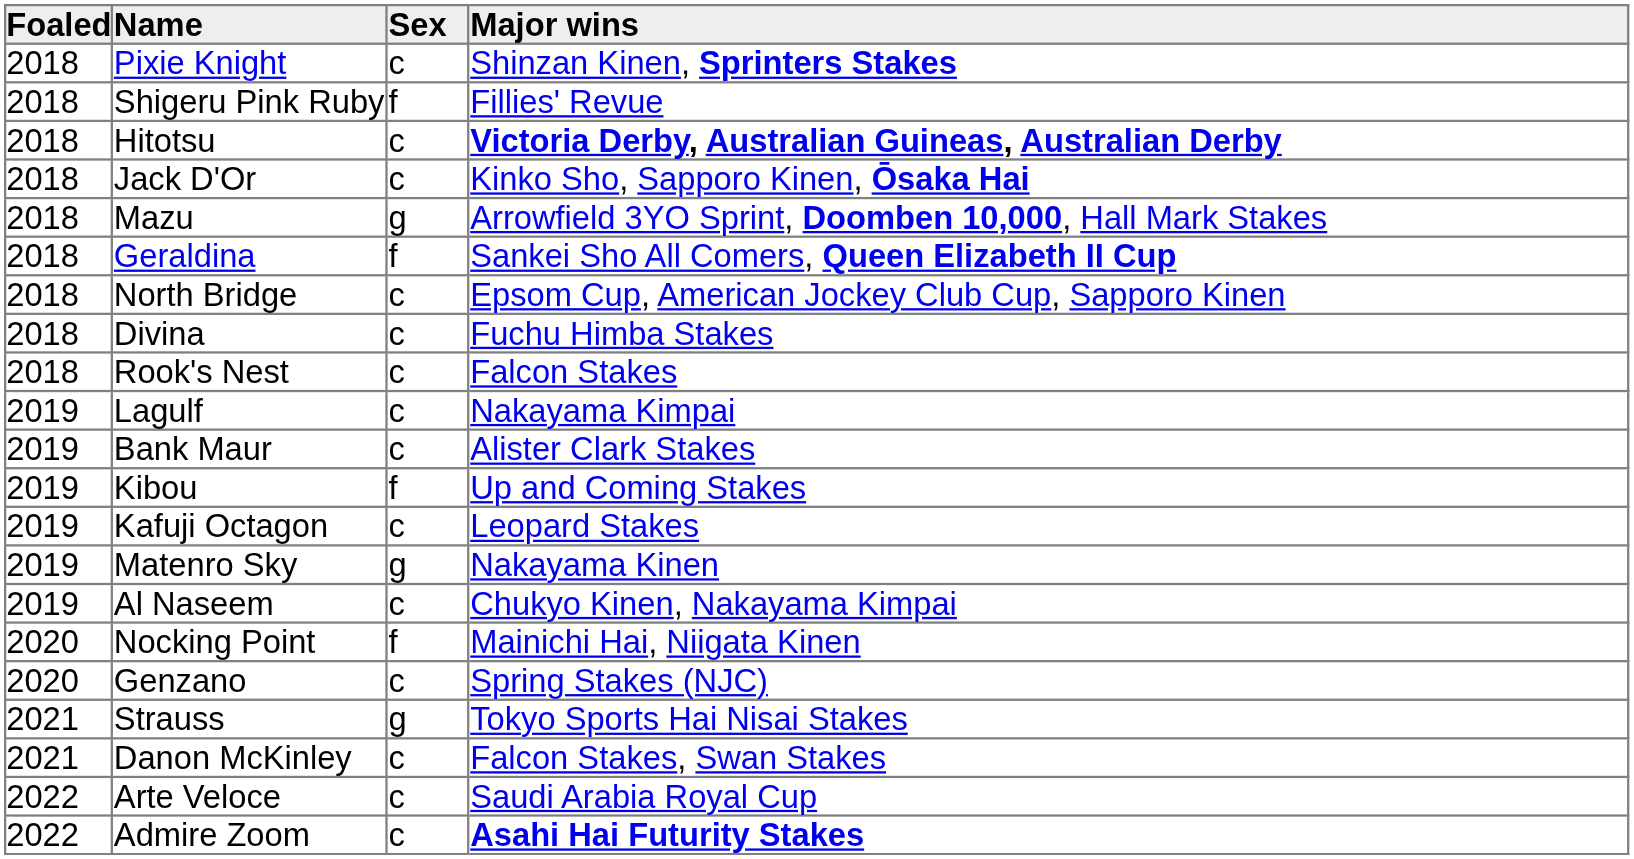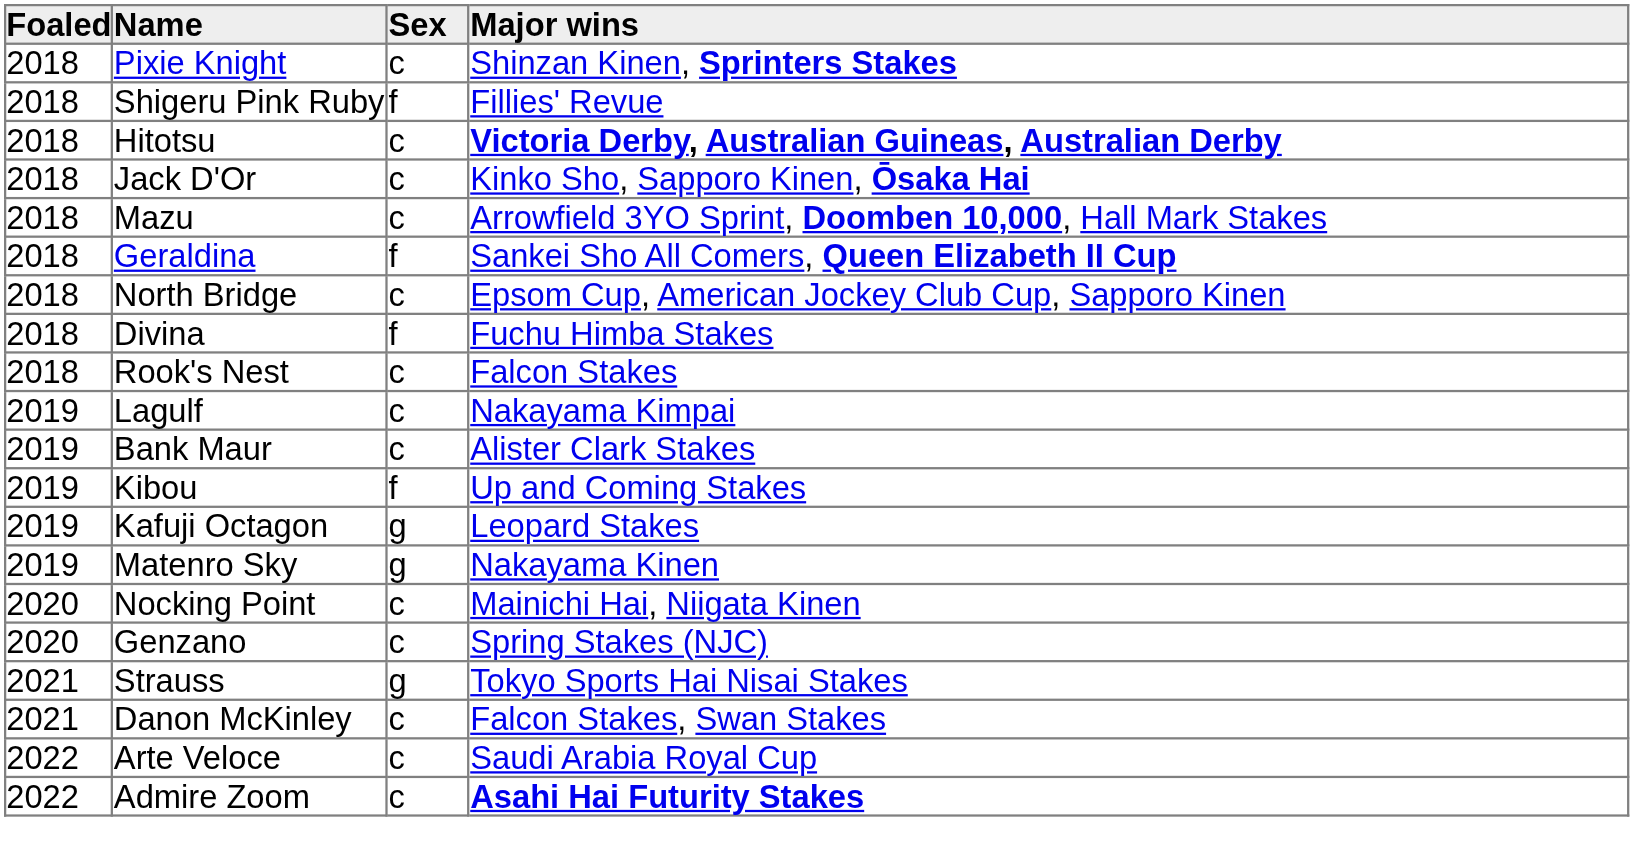(398, 217) g -> (397, 217) c
(397, 333) c -> (393, 333) f
(397, 526) c -> (398, 526) g
- row: (194, 603)
(393, 642) f -> (397, 603) c
